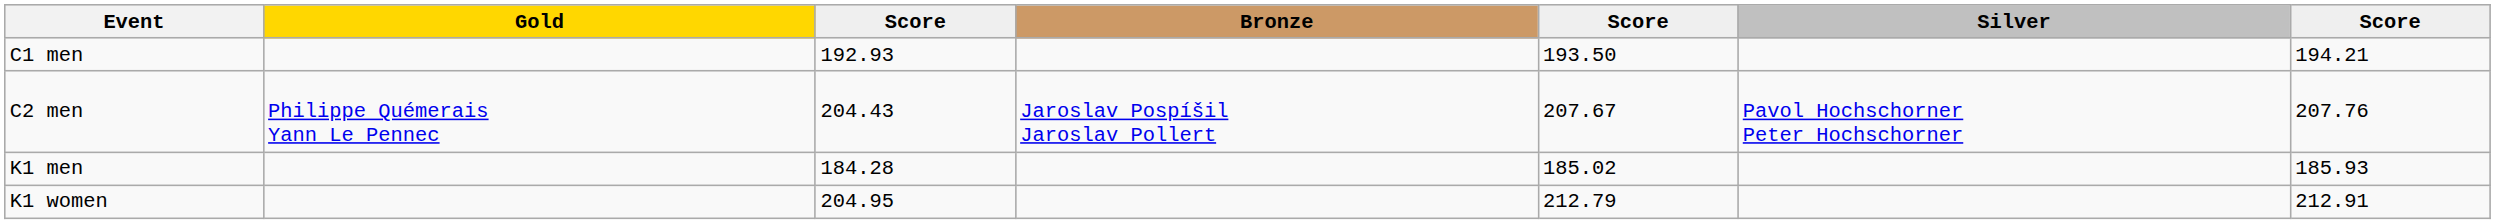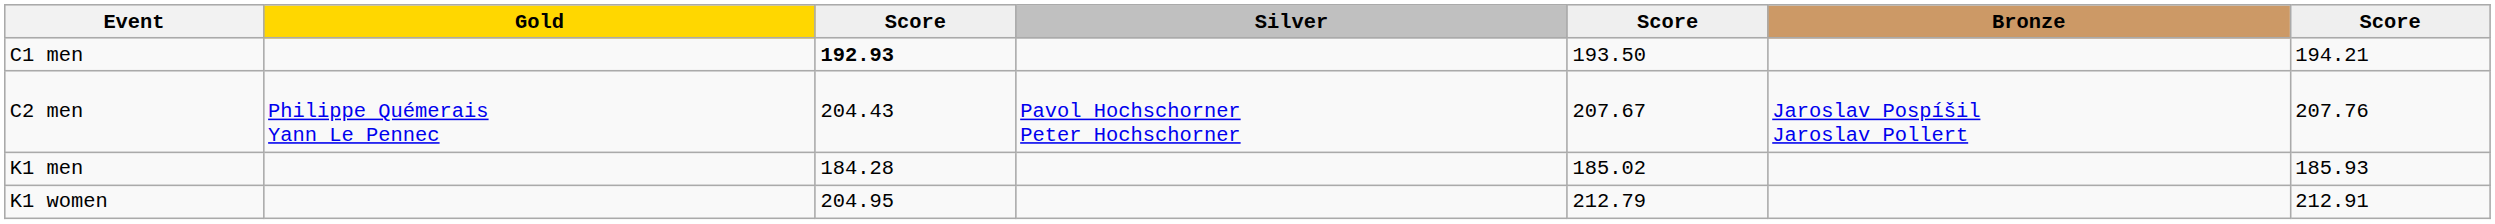columns swapped: (2014, 21) <-> (1277, 21)
(857, 55) normal -> (857, 55) bold
